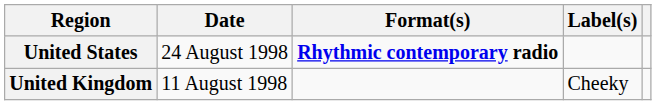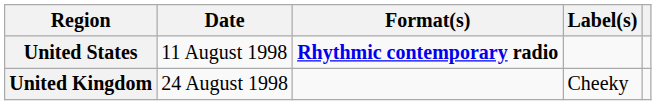(225, 52) 24 August 1998 -> (224, 52) 11 August 1998
(224, 83) 11 August 1998 -> (225, 83) 24 August 1998
